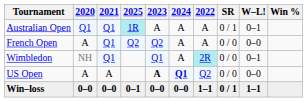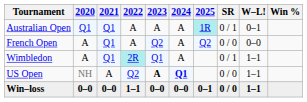columns swapped: (205, 12) <-> (133, 12)
(85, 58) NH -> (85, 58) A
(228, 58) 0 / 0 -> (228, 58) 0 / 1
(253, 58) 0–1 -> (253, 58) 1–1
(85, 74) A -> (85, 74) NH
(253, 74) 0–0 -> (253, 74) 1–1
(228, 89) 0 / 1 -> (228, 89) 0 / 0
